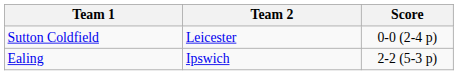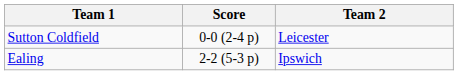columns swapped: (272, 15) <-> (407, 15)
